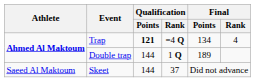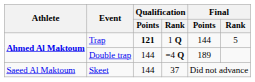(175, 40) =4 Q -> (175, 40) 1 Q
(204, 40) 134 -> (204, 40) 144
(235, 40) 4 -> (235, 40) 5
(175, 55) 1 Q -> (175, 55) =4 Q
